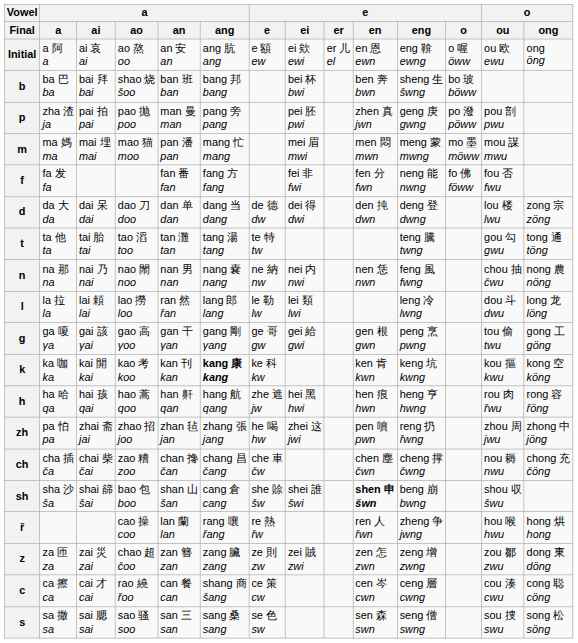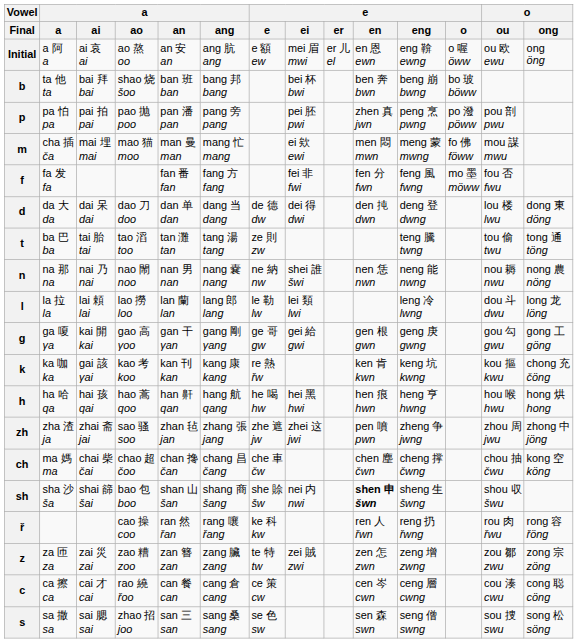(299, 55) ei 欸 ewi -> (304, 55) mei 眉 mwi
(55, 86) ba 巴 ba -> (54, 86) ta 他 ta
(421, 86) sheng 生 šwng -> (419, 86) beng 崩 bwng
(58, 118) zha 渣 ja -> (55, 118) pa 怕 pa
(178, 118) man 曼 man -> (176, 118) pan 潘 pan
(419, 118) geng 庚 gwng -> (419, 118) peng 烹 pwng
(57, 149) ma 媽 ma -> (58, 149) cha 插 ča
(176, 149) pan 潘 pan -> (178, 149) man 曼 man
(304, 149) mei 眉 mwi -> (299, 149) ei 欸 ewi
(464, 149) mo 墨 möww -> (461, 149) fo 佛 föww
(419, 181) neng 能 nwng -> (417, 181) feng 風 fwng
(461, 181) fo 佛 föww -> (464, 181) mo 墨 möww
(545, 212) zong 宗 zöng -> (546, 212) dong 東 döng
(54, 244) ta 他 ta -> (55, 244) ba 巴 ba
(263, 244) te 特 tw -> (264, 244) ze 則 zw
(500, 244) gou 勾 gwu -> (499, 244) tou 偷 twu
(302, 275) nei 内 nwi -> (305, 275) shei 誰 šwi
(417, 275) feng 風 fwng -> (419, 275) neng 能 nwng
(503, 275) chou 抽 čwu -> (500, 275) nou 耨 nwu
(175, 307) ran 然 řan -> (175, 307) lan 蘭 lan
(93, 338) gai 該 γai -> (93, 338) kai 開 kai
(419, 338) peng 烹 pwng -> (419, 338) geng 庚 gwng
(499, 338) tou 偷 twu -> (500, 338) gou 勾 gwu
(93, 370) kai 開 kai -> (93, 370) gai 該 γai
(223, 370) bold -> (222, 370) normal
(264, 370) ke 科 kw -> (263, 370) re 熱 řw
(545, 370) kong 空 köng -> (548, 370) chong 充 čöng
(267, 402) zhe 遮 jw -> (264, 402) he 喝 hw
(499, 402) rou 肉 řwu -> (500, 402) hou 喉 hwu
(544, 402) rong 容 řöng -> (546, 402) hong 烘 hong
(55, 433) pa 怕 pa -> (58, 433) zha 渣 ja
(137, 433) zhao 招 joo -> (134, 433) sao 骚 soo
(264, 433) he 喝 hw -> (267, 433) zhe 遮 jw
(418, 433) reng 扔 řwng -> (421, 433) zheng 争 jwng
(58, 465) cha 插 ča -> (57, 465) ma 媽 ma
(134, 465) zao 糟 zoo -> (137, 465) chao 超 čoo
(500, 465) nou 耨 nwu -> (503, 465) chou 抽 čwu
(548, 465) chong 充 čöng -> (545, 465) kong 空 köng
(222, 496) cang 倉 cang -> (225, 496) shang 商 šang
(305, 496) shei 誰 šwi -> (302, 496) nei 内 nwi
(419, 496) beng 崩 bwng -> (421, 496) sheng 生 šwng
(175, 528) lan 蘭 lan -> (175, 528) ran 然 řan
(263, 528) re 熱 řw -> (264, 528) ke 科 kw
(421, 528) zheng 争 jwng -> (418, 528) reng 扔 řwng
(500, 528) hou 喉 hwu -> (499, 528) rou 肉 řwu
(546, 528) hong 烘 hong -> (544, 528) rong 容 řöng
(137, 559) chao 超 čoo -> (134, 559) zao 糟 zoo
(264, 559) ze 則 zw -> (263, 559) te 特 tw
(546, 559) dong 東 döng -> (545, 559) zong 宗 zöng
(225, 591) shang 商 šang -> (222, 591) cang 倉 cang
(134, 622) sao 骚 soo -> (137, 622) zhao 招 joo
